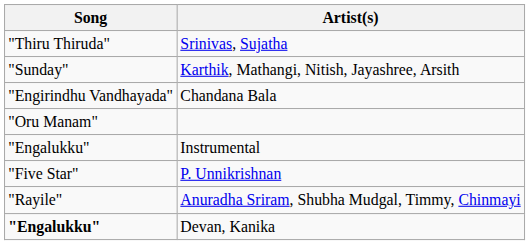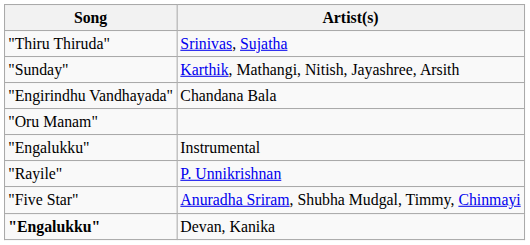(43, 174) "Five Star" -> (35, 174) "Rayile"
(35, 200) "Rayile" -> (43, 200) "Five Star"
